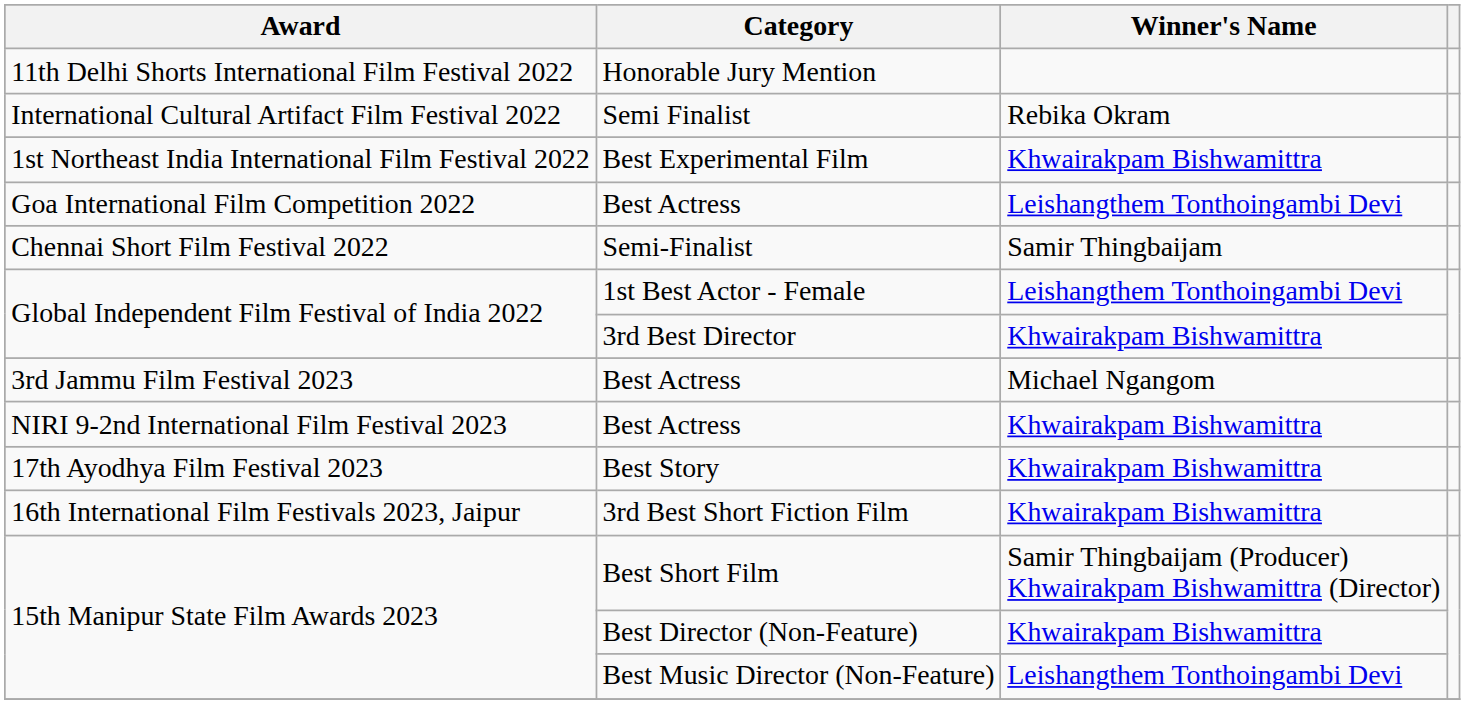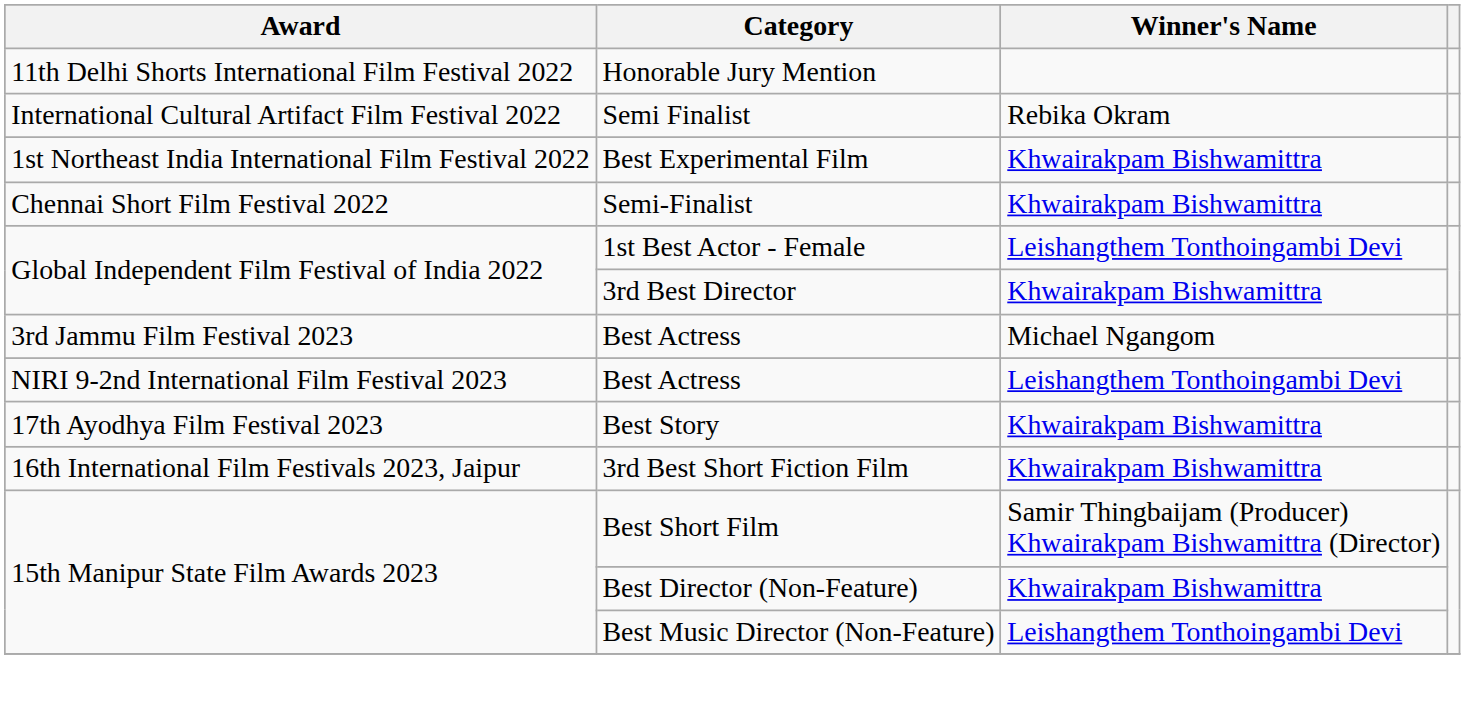- row: (243, 203)
(1115, 247) Samir Thingbaijam -> (1165, 203) Khwairakpam Bishwamittra
(1165, 423) Khwairakpam Bishwamittra -> (1205, 379) Leishangthem Tonthoingambi Devi
